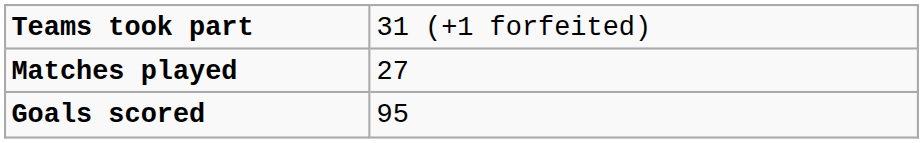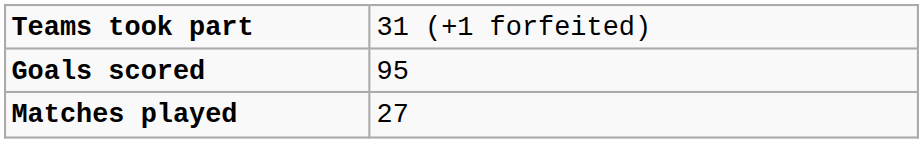rows swapped: (124, 71) <-> (108, 115)
